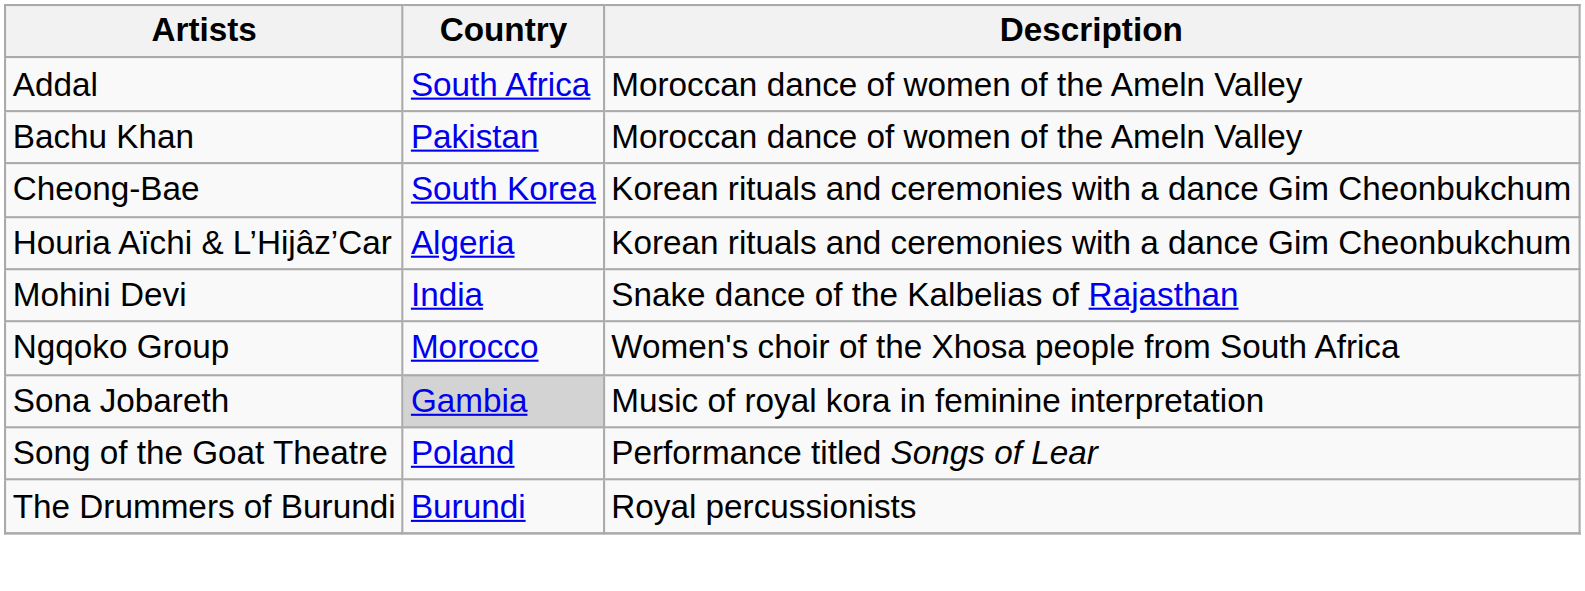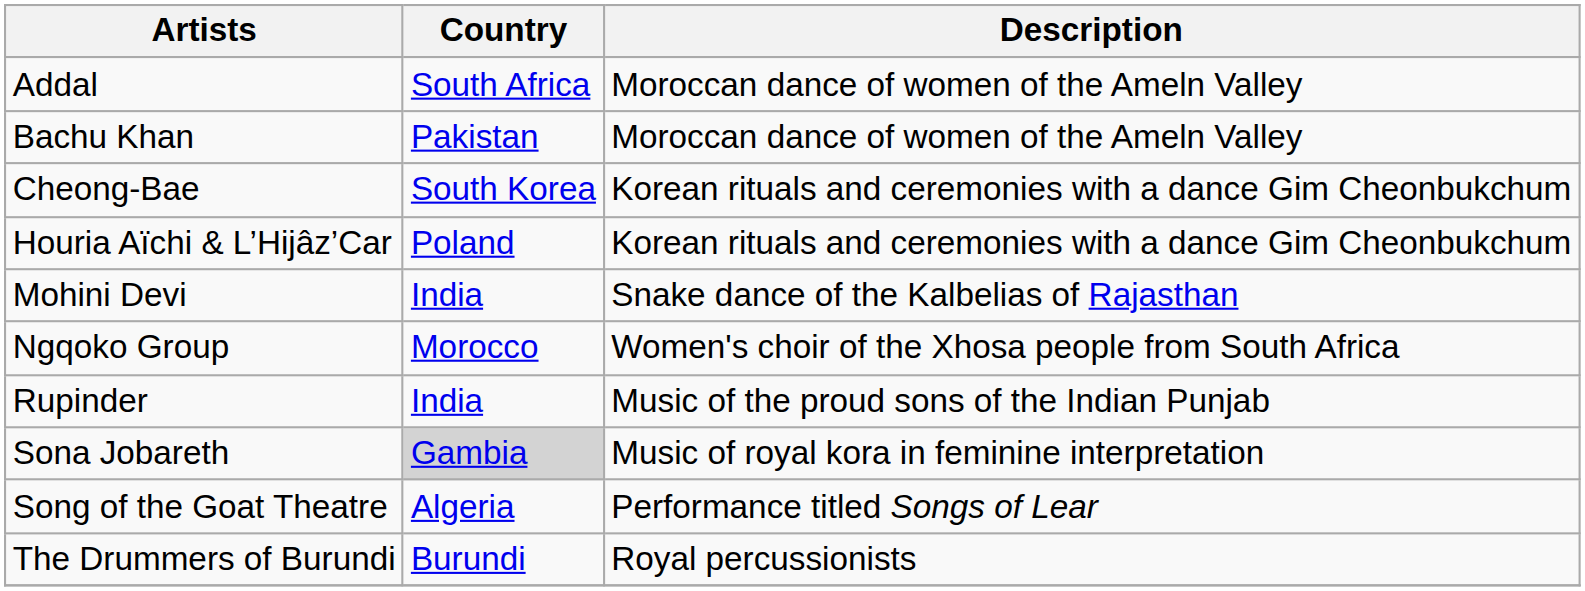(463, 242) Algeria -> (463, 242) Poland
+ row: (80, 400)
(463, 453) Poland -> (463, 505) Algeria
